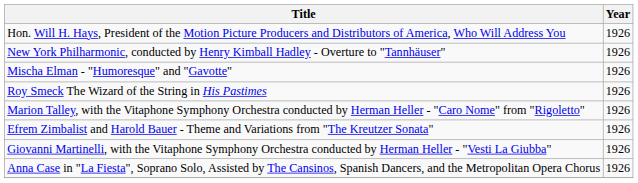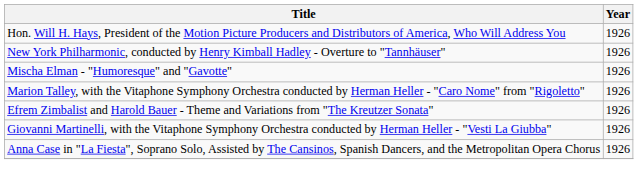- row: (137, 91)
